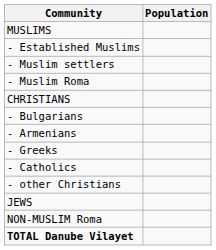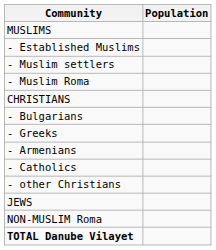rows swapped: (32, 150) <-> (42, 133)
